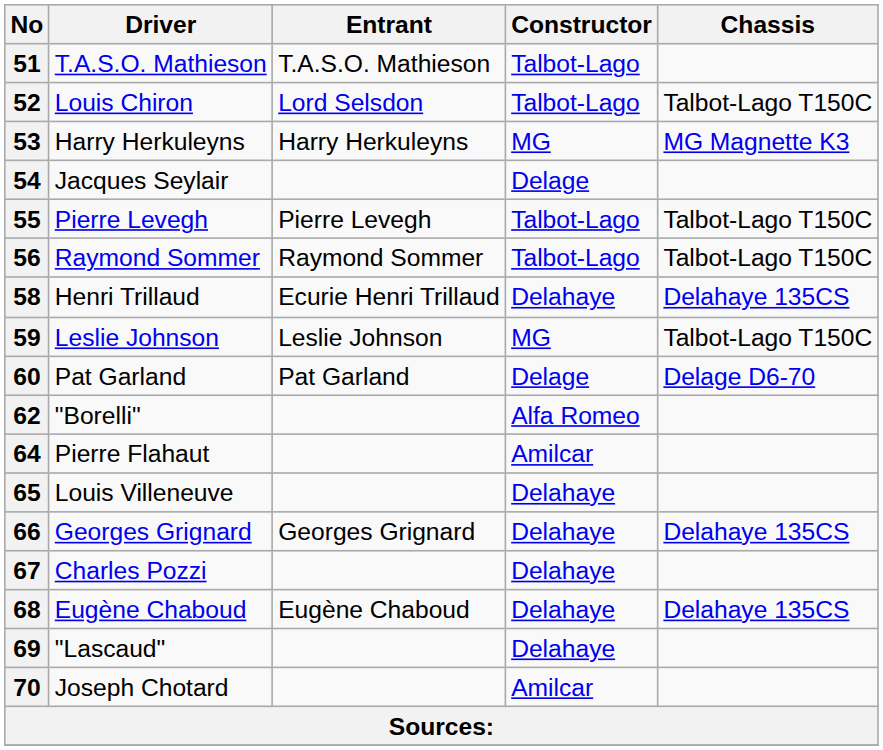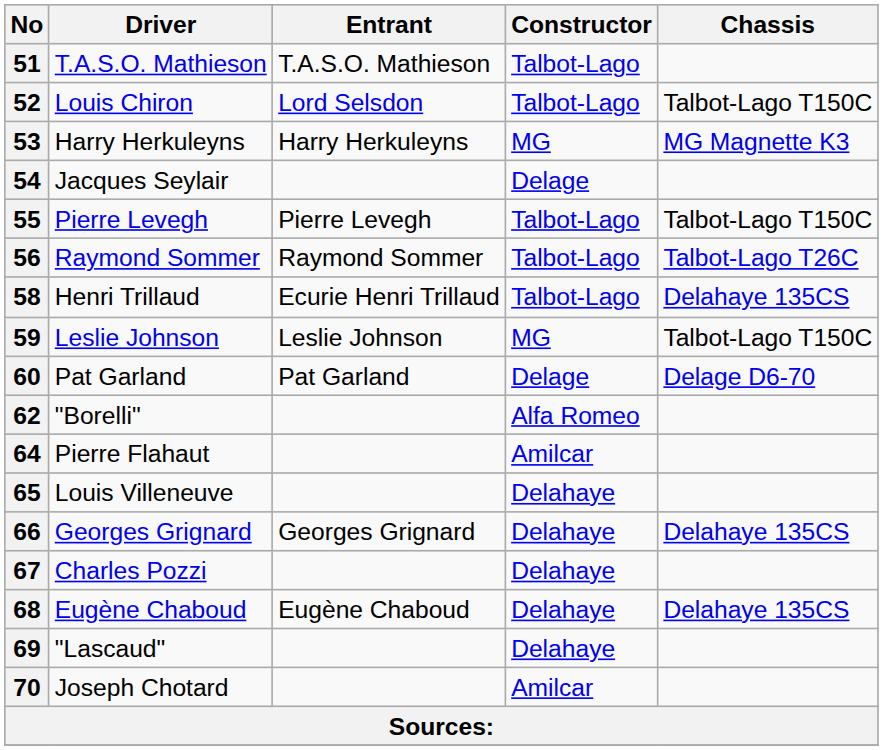(768, 258) Talbot-Lago T150C -> (761, 258) Talbot-Lago T26C
(563, 297) Delahaye -> (575, 297) Talbot-Lago
